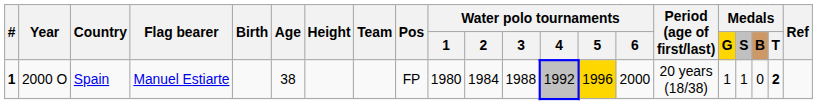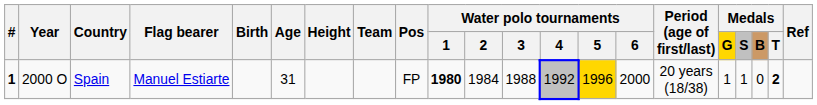(288, 79) 38 -> (288, 79) 31
(446, 79) normal -> (446, 79) bold
